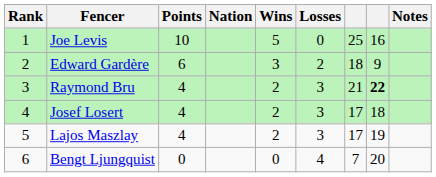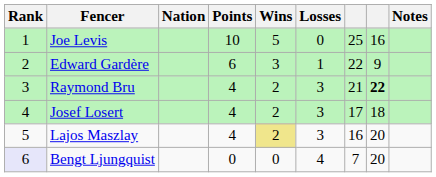columns swapped: (231, 16) <-> (182, 16)
(320, 64) 2 -> (320, 64) 1
(356, 64) 18 -> (356, 64) 22
(276, 135) no background -> (276, 135) khaki background
(356, 135) 17 -> (356, 135) 16
(378, 135) 19 -> (378, 135) 20
(25, 159) no background -> (25, 159) lavender background
